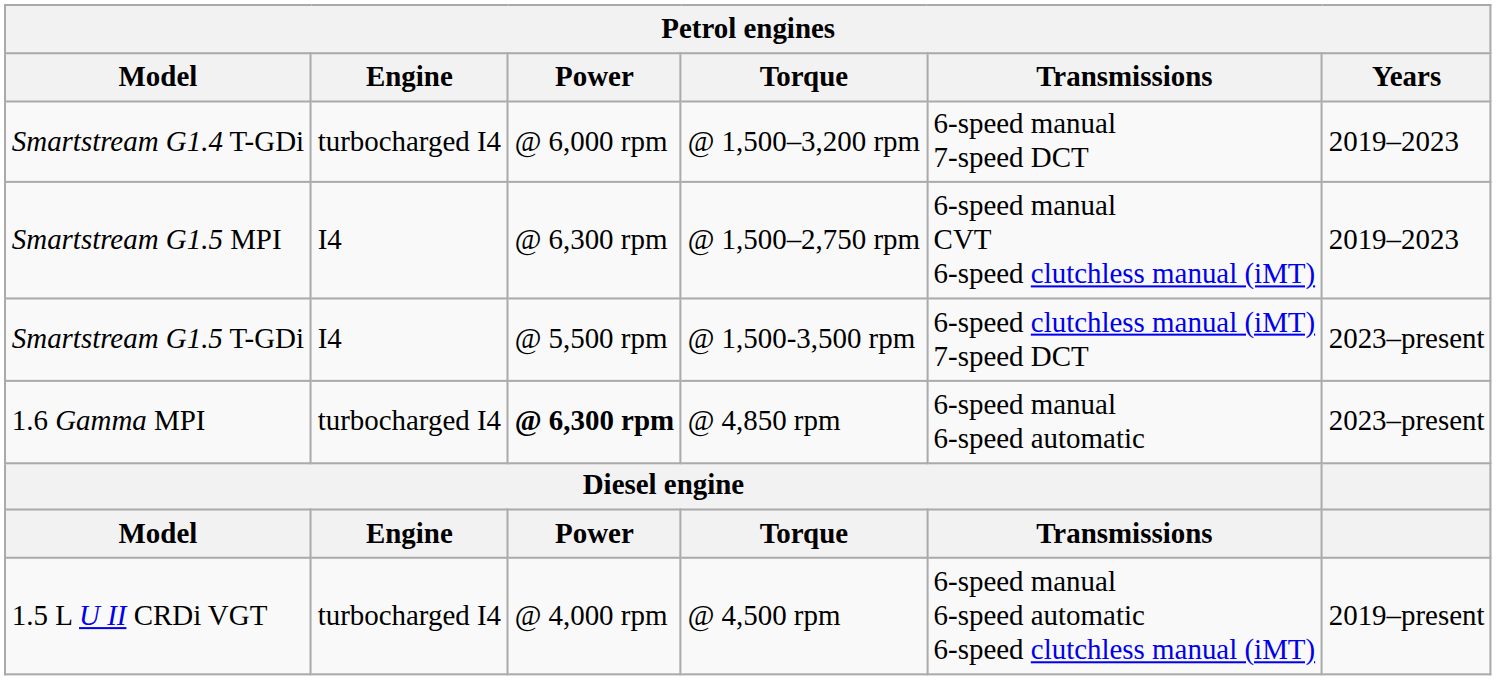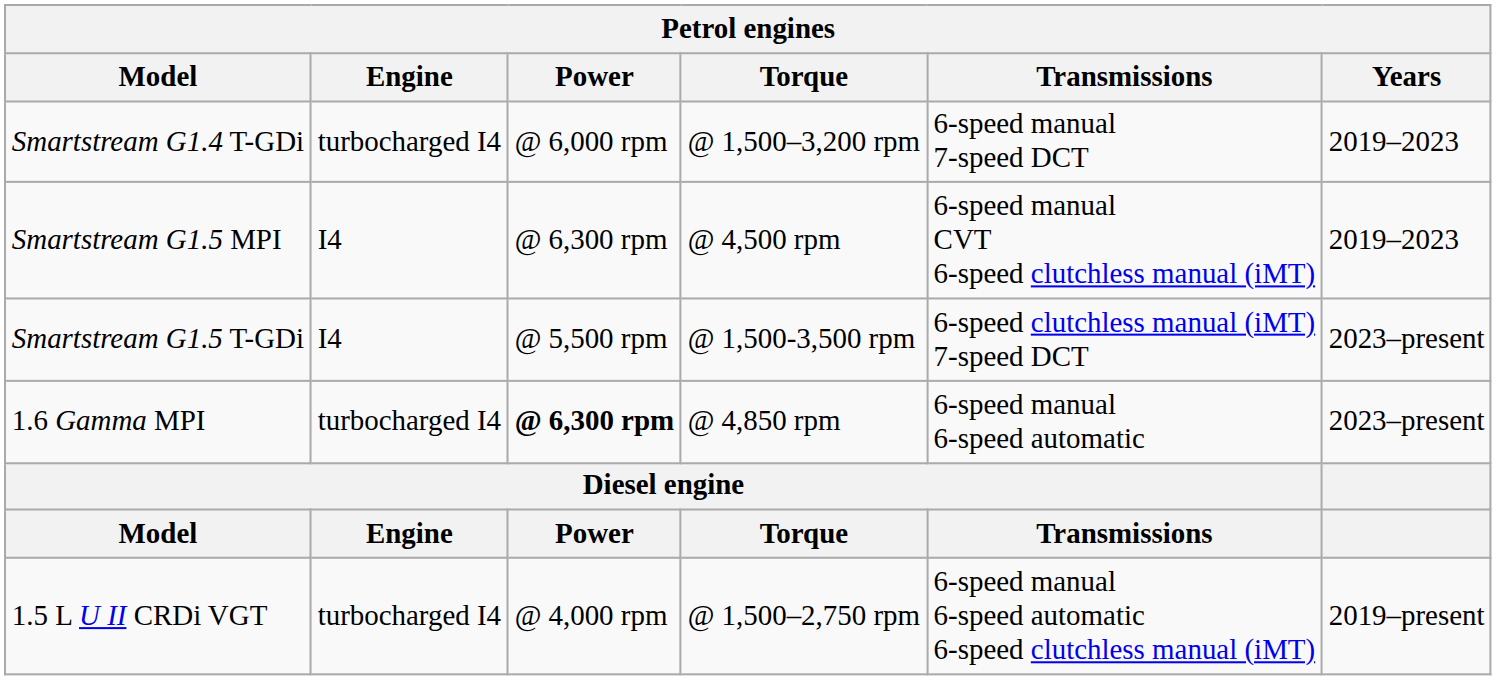(804, 240) @ 1,500–2,750 rpm -> (764, 240) @ 4,500 rpm
(764, 615) @ 4,500 rpm -> (804, 615) @ 1,500–2,750 rpm
